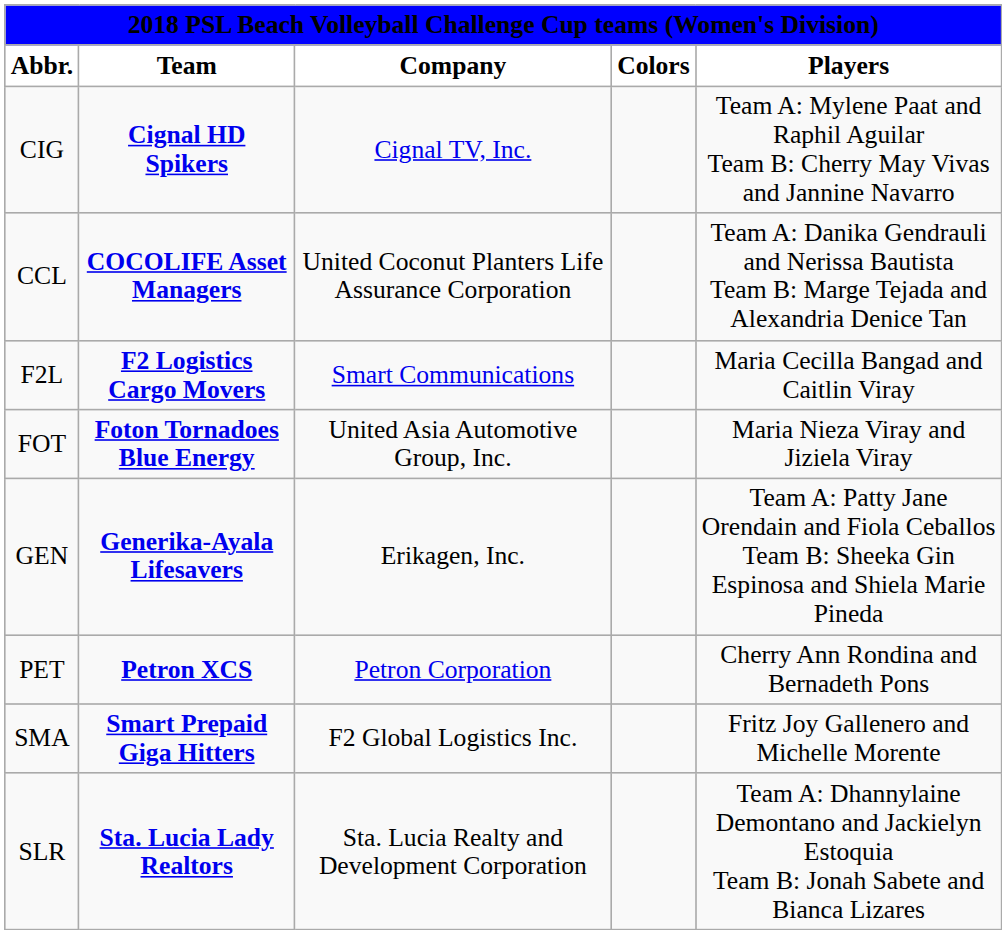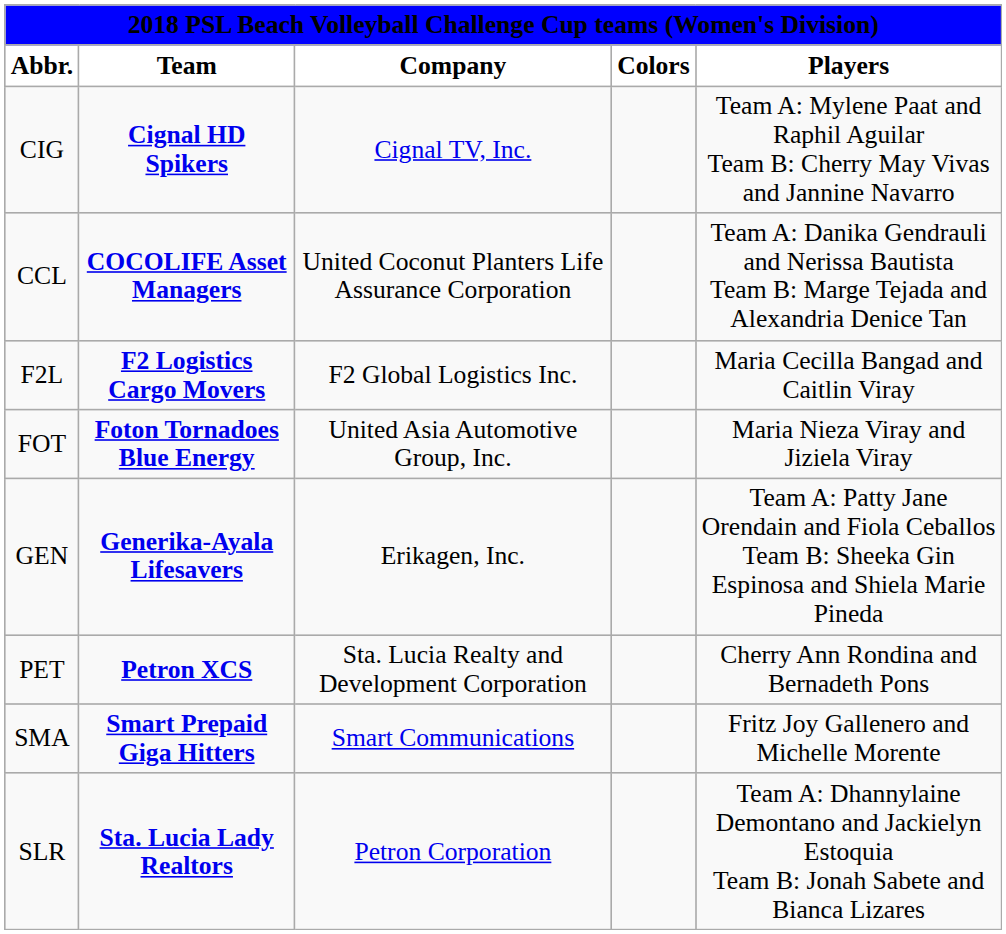(453, 374) Smart Communications -> (453, 374) F2 Global Logistics Inc.
(453, 669) Petron Corporation -> (453, 668) Sta. Lucia Realty and Development Corporation
(453, 738) F2 Global Logistics Inc. -> (453, 738) Smart Communications
(453, 850) Sta. Lucia Realty and Development Corporation -> (453, 851) Petron Corporation
